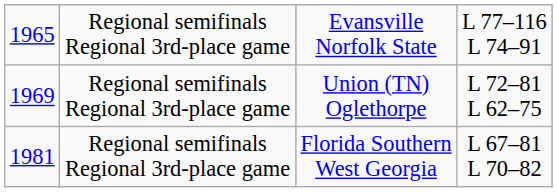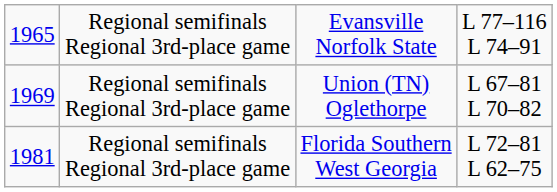(504, 95) L 72–81 L 62–75 -> (504, 95) L 67–81 L 70–82
(504, 156) L 67–81 L 70–82 -> (504, 156) L 72–81 L 62–75
